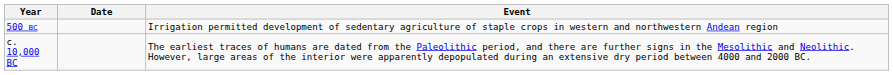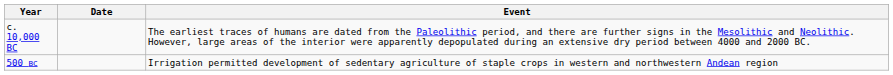rows swapped: (23, 52) <-> (22, 27)
